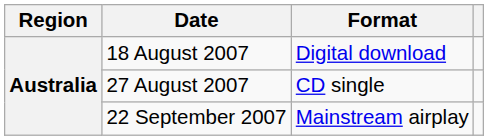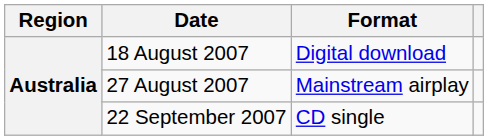(340, 85) CD single -> (382, 85) Mainstream airplay
(382, 118) Mainstream airplay -> (340, 118) CD single
